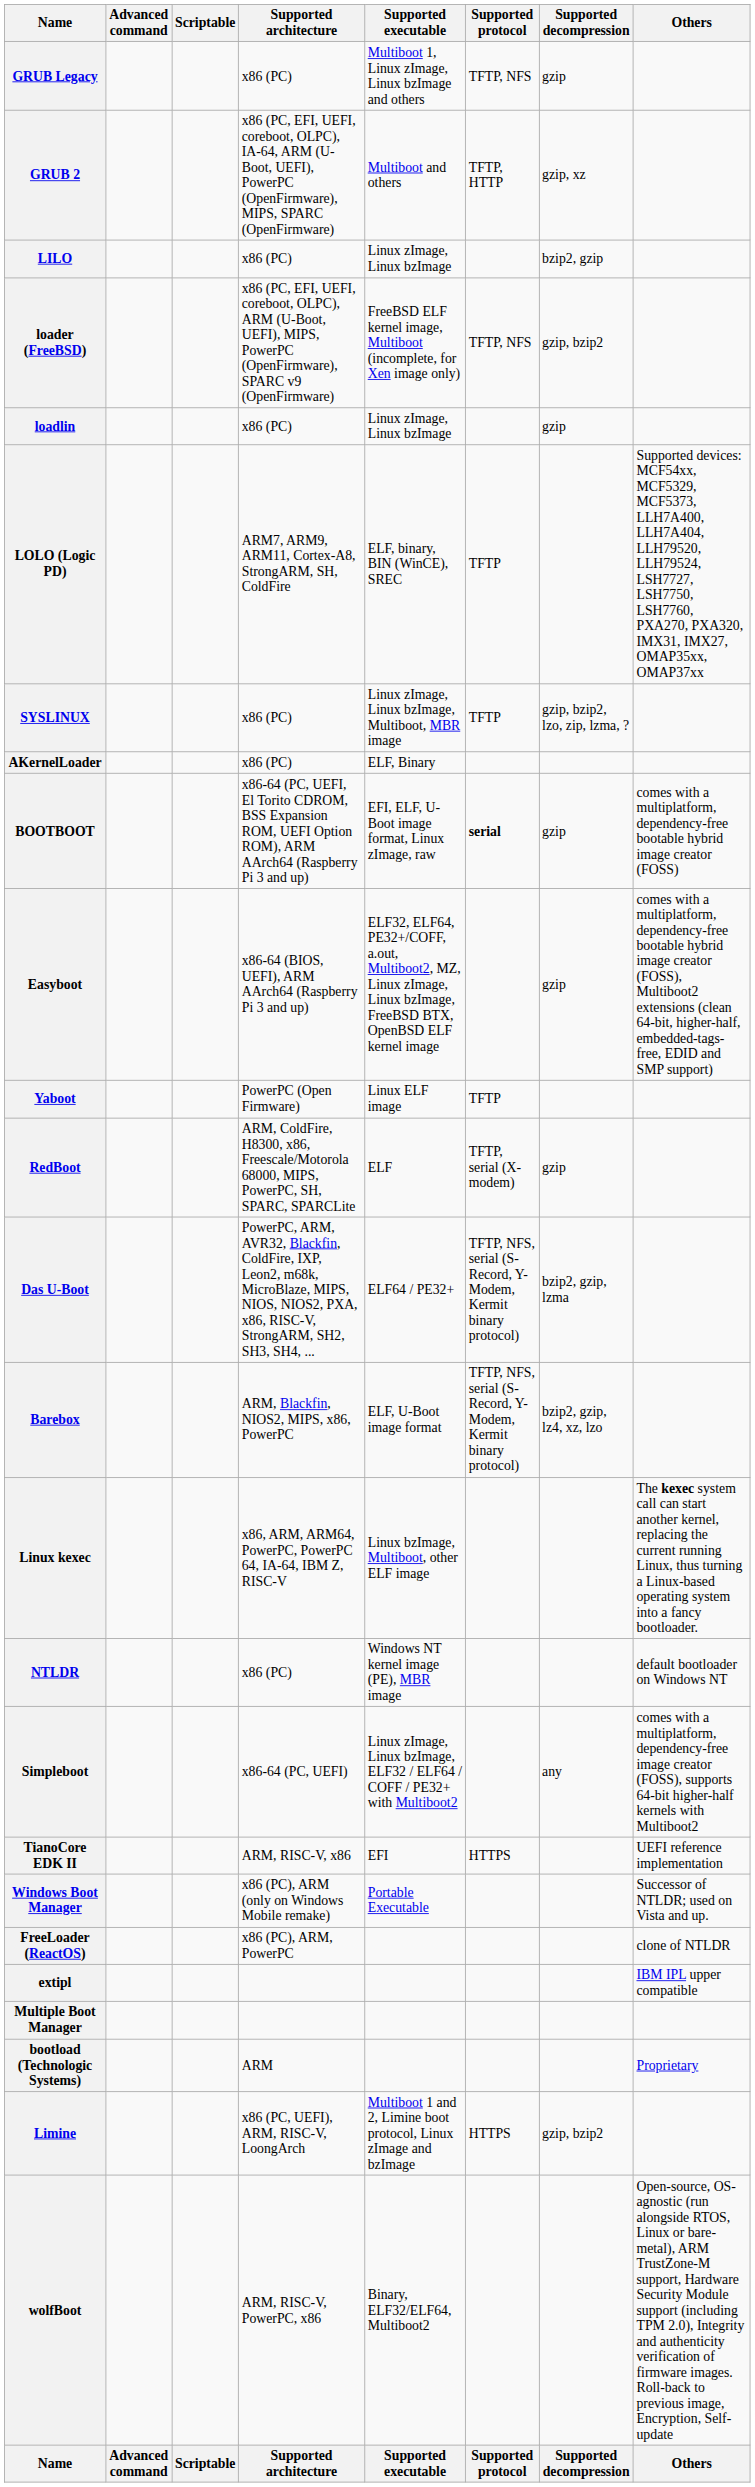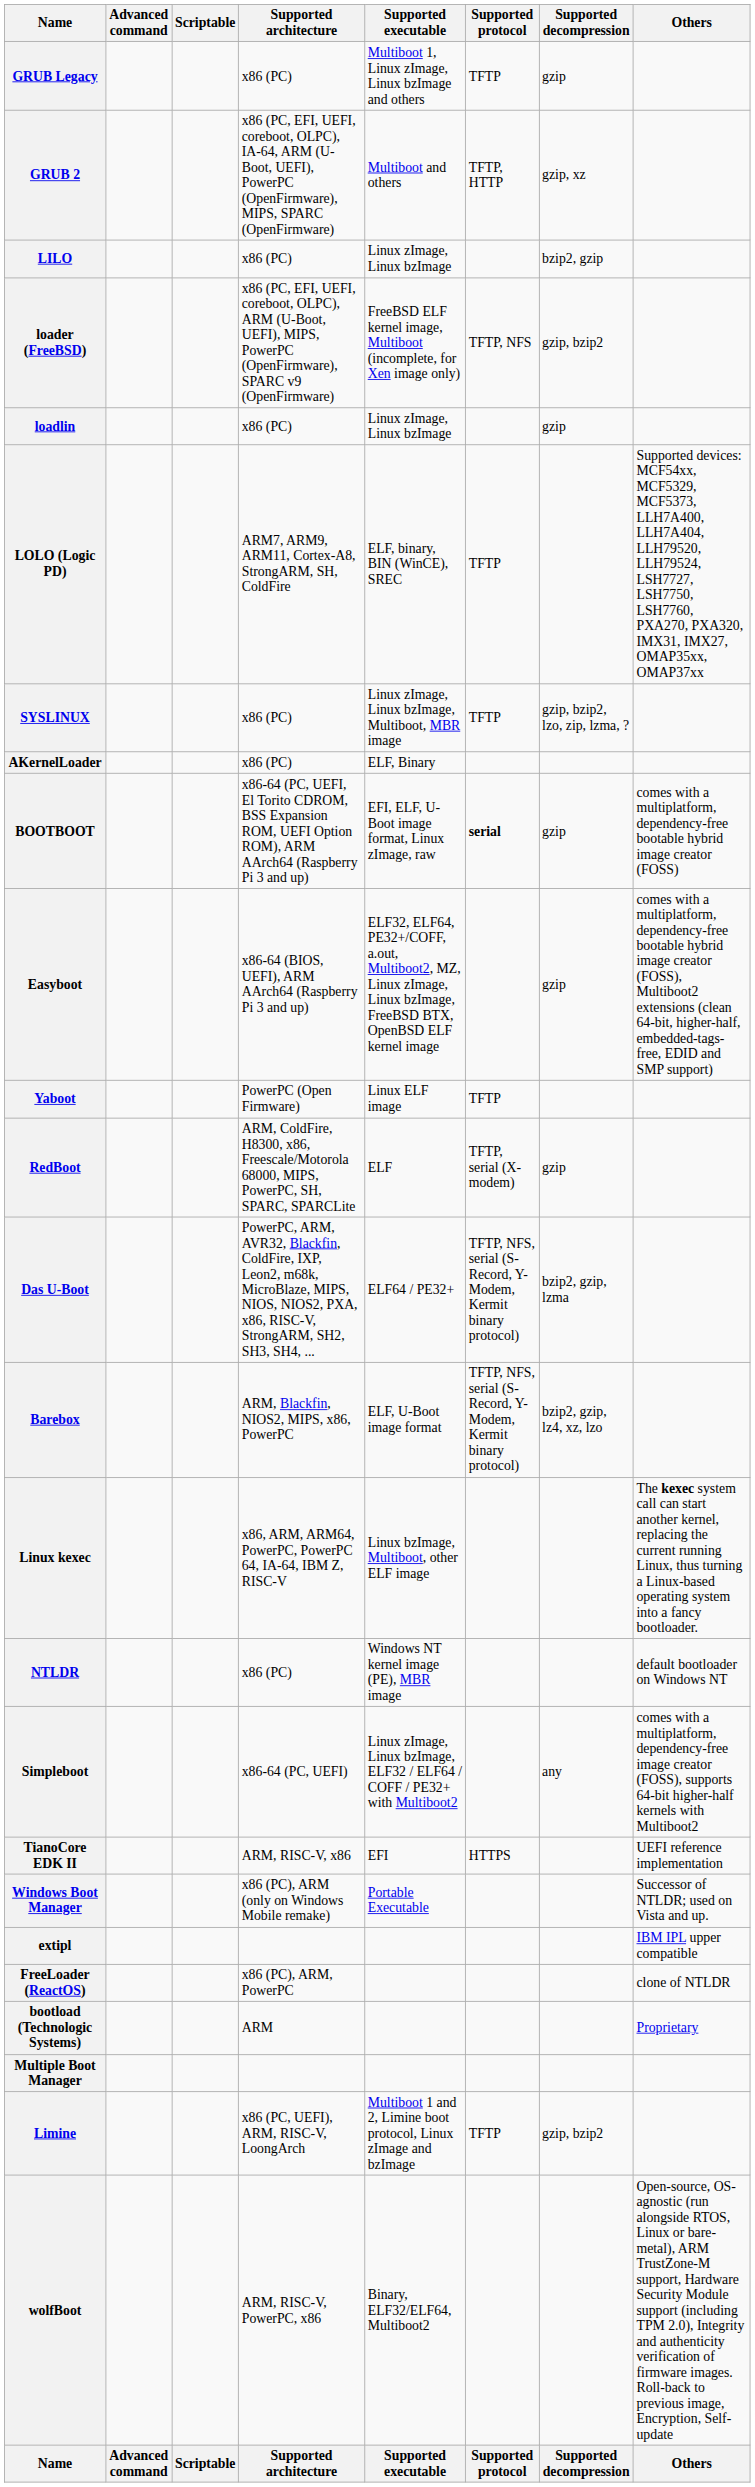(500, 75) TFTP, NFS -> (485, 75) TFTP
rows swapped: (55, 1945) <-> (55, 1982)
rows swapped: (55, 2020) <-> (55, 2065)
(490, 2133) HTTPS -> (485, 2133) TFTP
